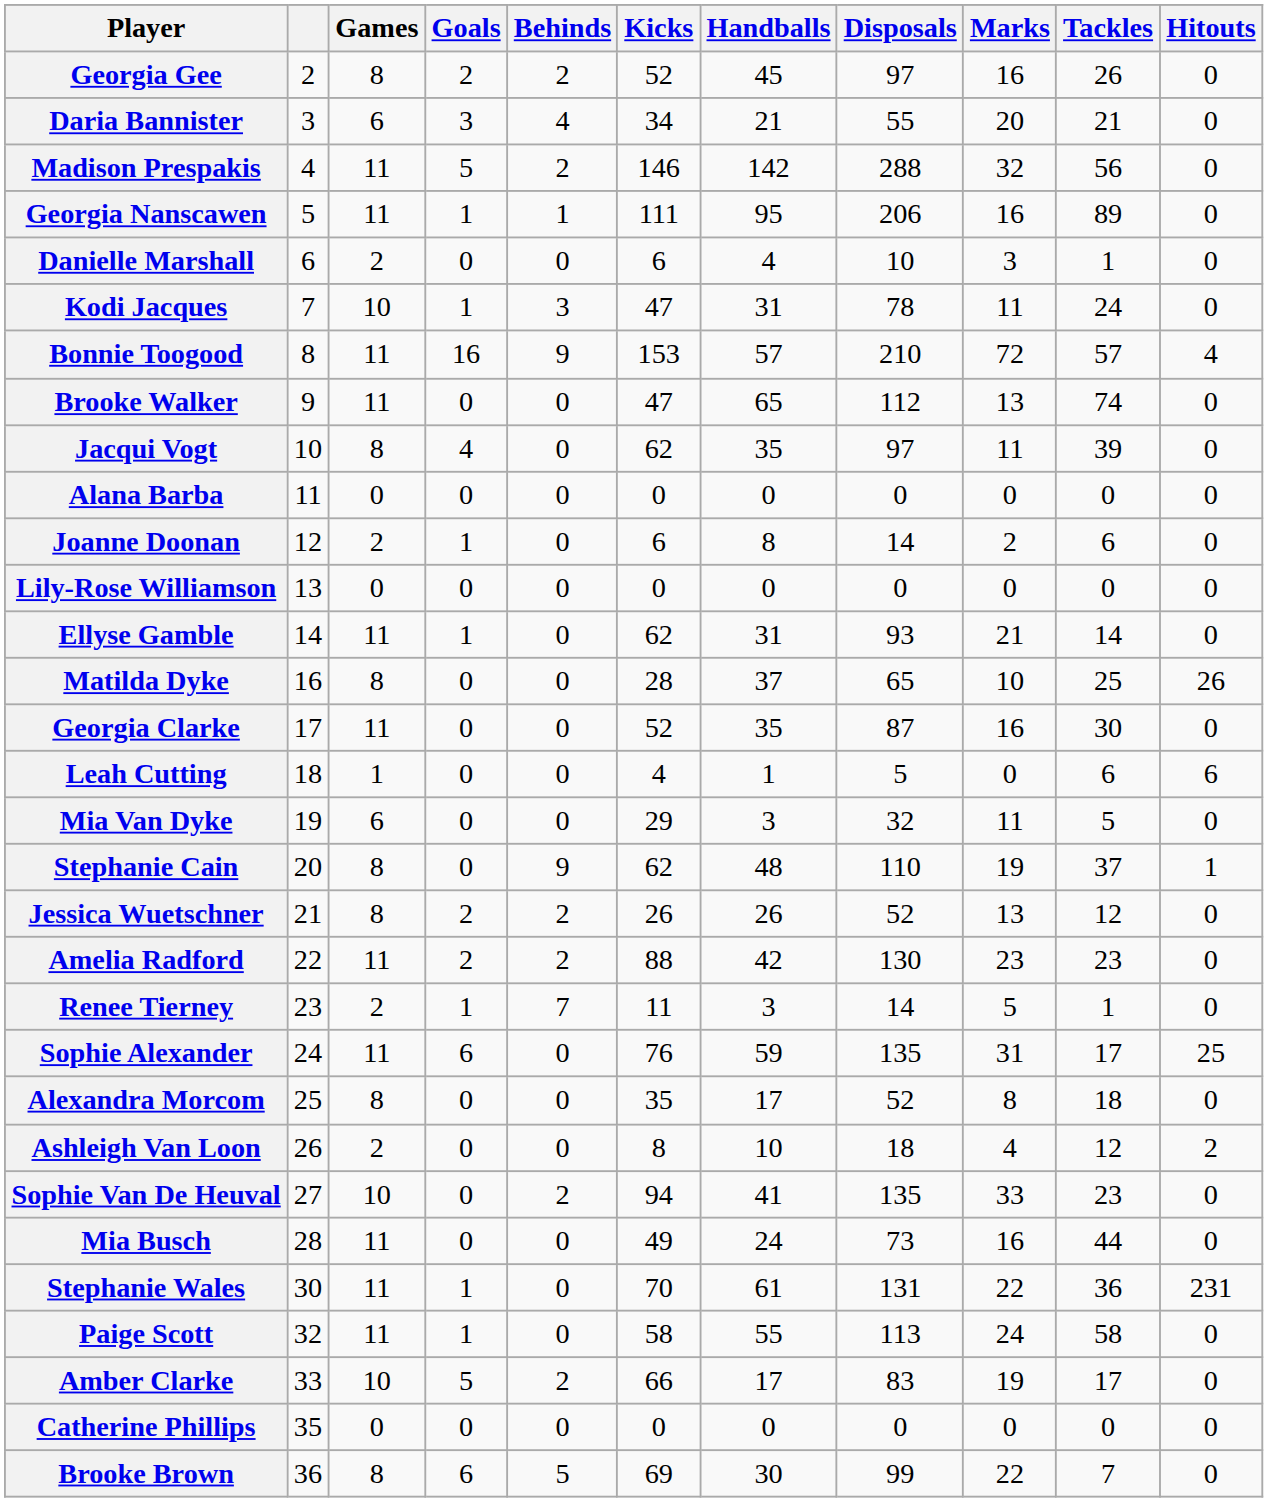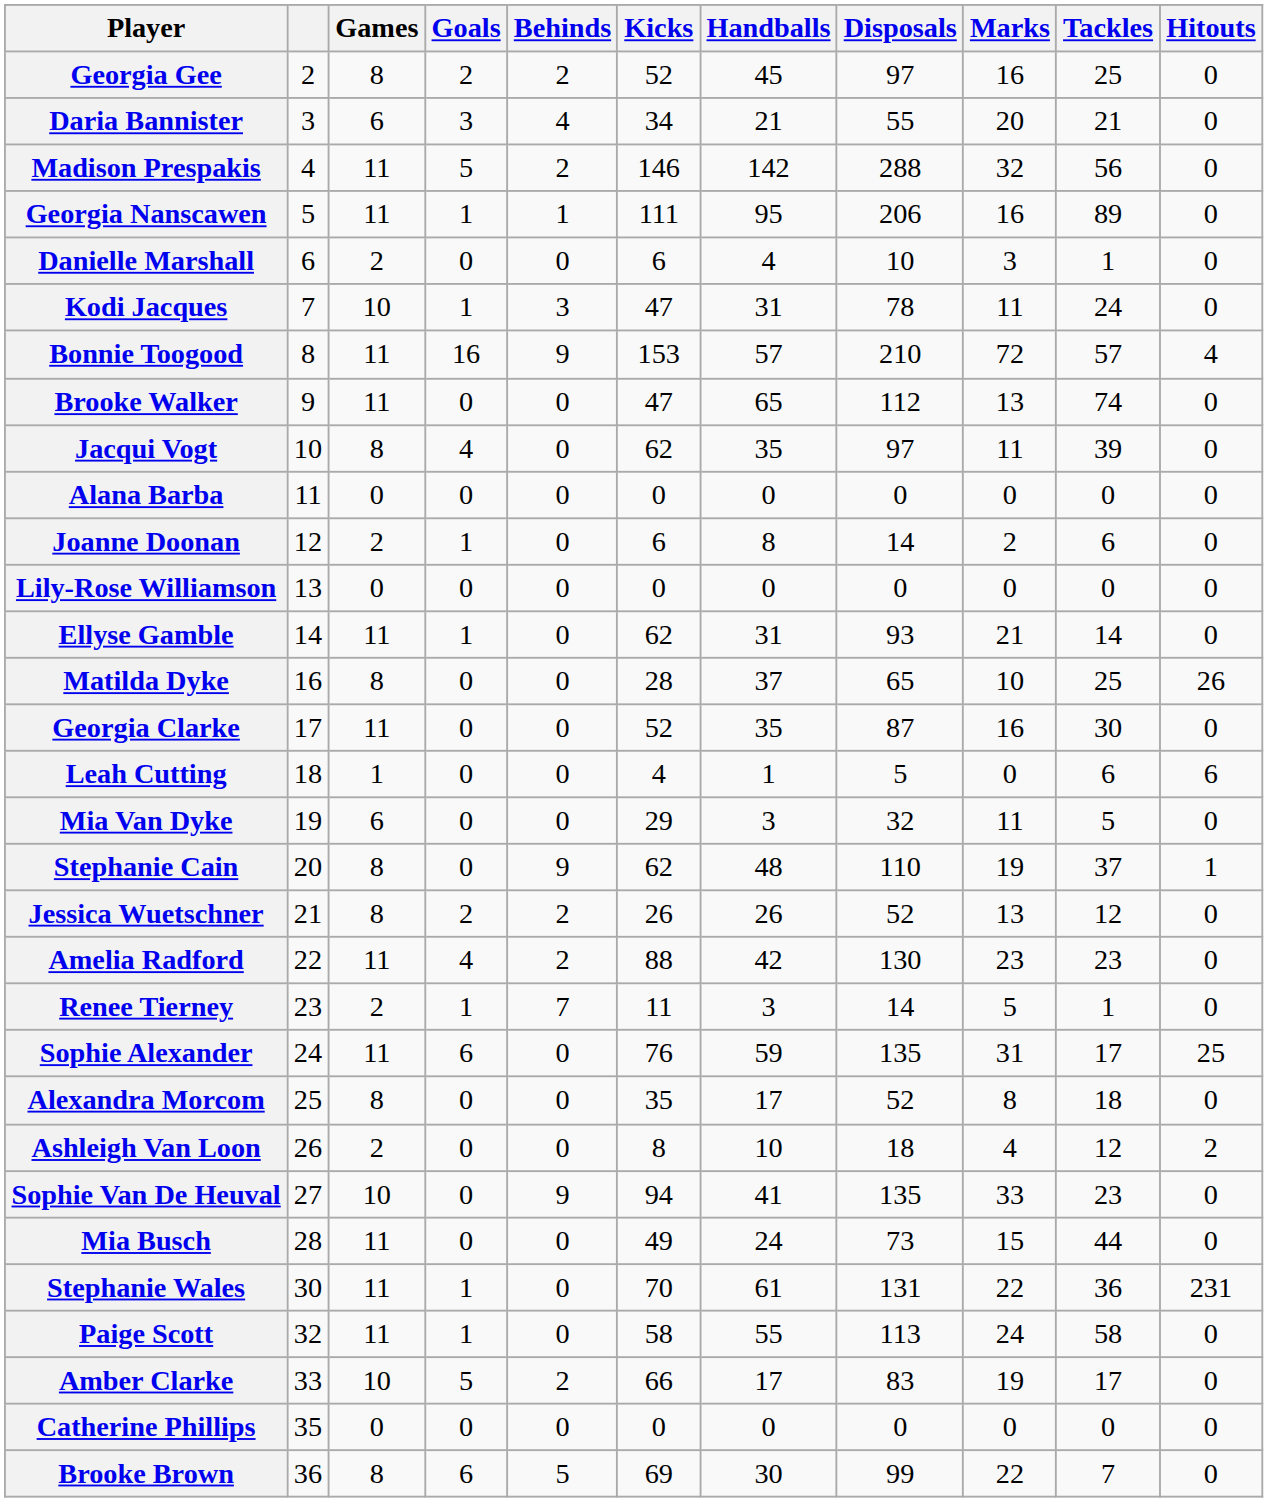(1108, 74) 26 -> (1108, 74) 25
(466, 960) 2 -> (466, 960) 4
(562, 1193) 2 -> (562, 1193) 9
(1010, 1240) 16 -> (1010, 1240) 15
